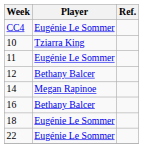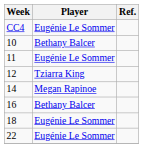(59, 43) Tziarra King -> (65, 43) Bethany Balcer
(65, 74) Bethany Balcer -> (59, 74) Tziarra King
